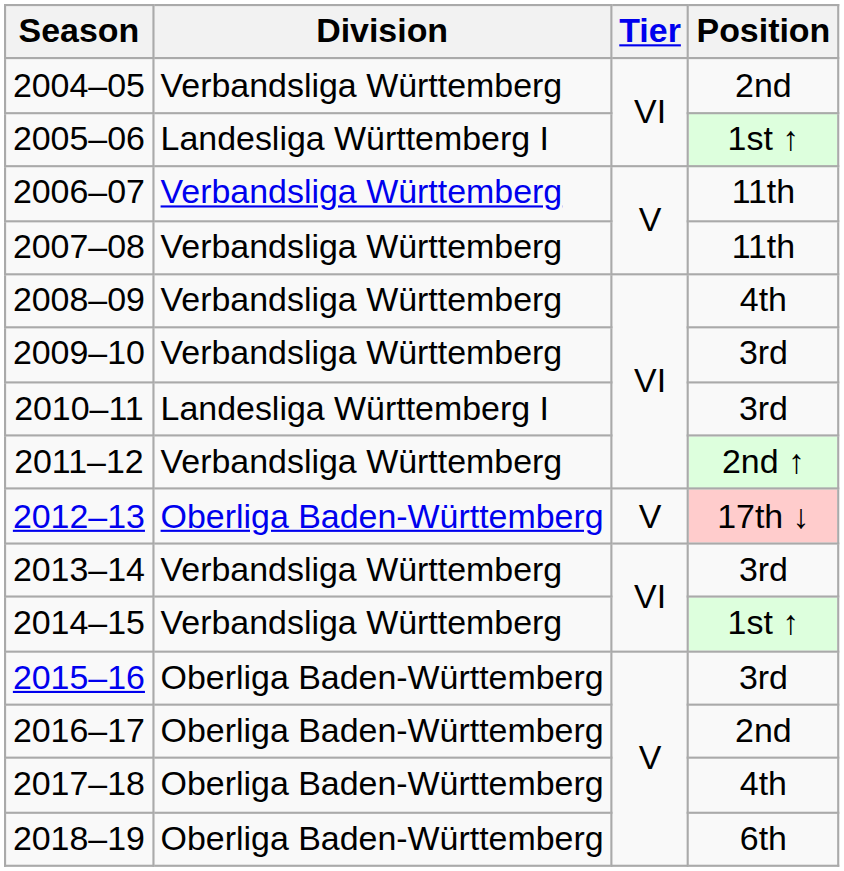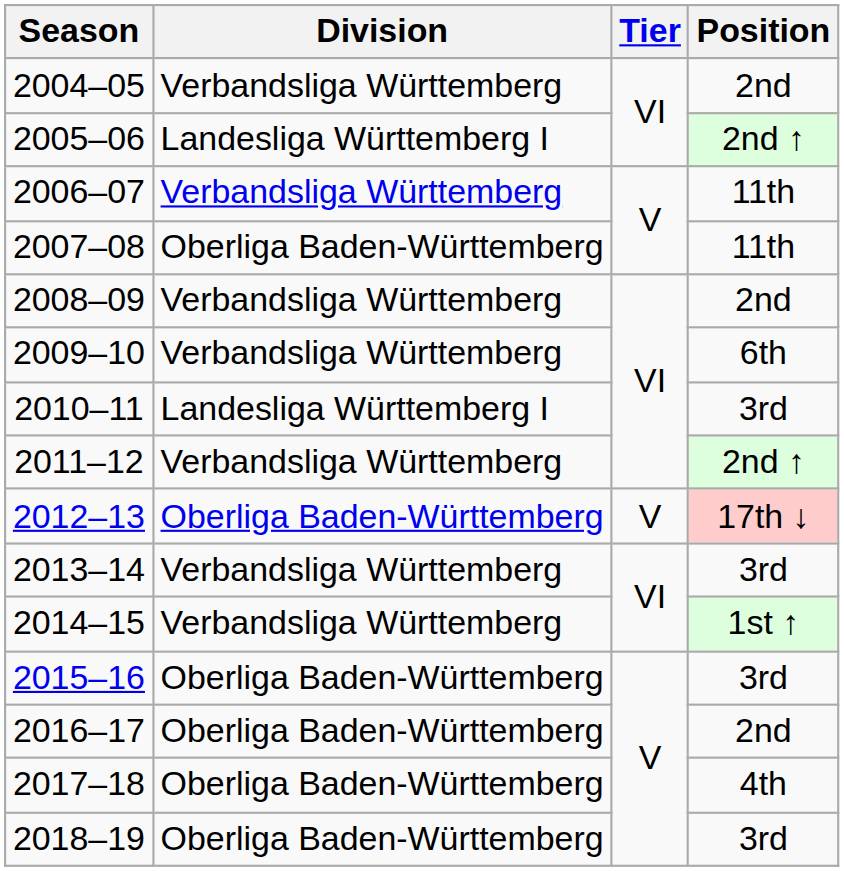(763, 138) 1st ↑ -> (763, 138) 2nd ↑
(361, 246) Verbandsliga Württemberg -> (382, 246) Oberliga Baden-Württemberg
(763, 300) 4th -> (763, 300) 2nd
(763, 354) 3rd -> (763, 354) 6th
(763, 838) 6th -> (763, 838) 3rd
